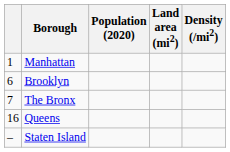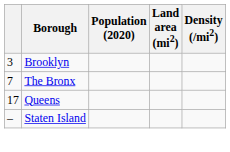- row: (50, 62)
(10, 81) 6 -> (10, 62) 3
(13, 118) 16 -> (13, 100) 17
